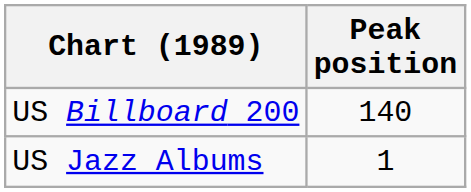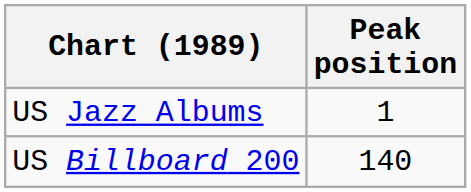rows swapped: (156, 113) <-> (138, 161)
